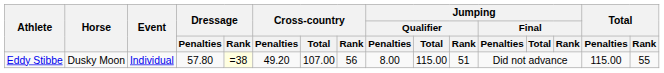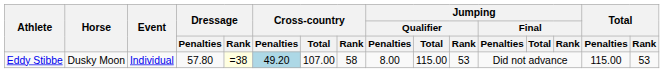(277, 60) no background -> (277, 60) lightblue background
(351, 60) 56 -> (351, 60) 58
(464, 60) 51 -> (464, 60) 53
(644, 60) 55 -> (644, 60) 53
